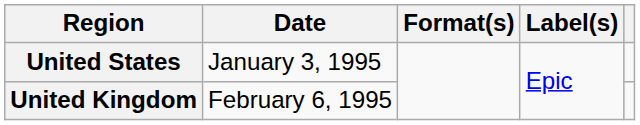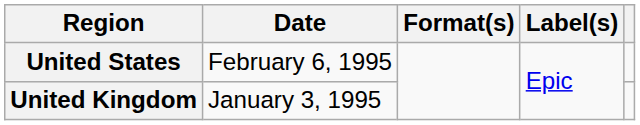(295, 61) January 3, 1995 -> (300, 61) February 6, 1995
(300, 100) February 6, 1995 -> (295, 100) January 3, 1995
